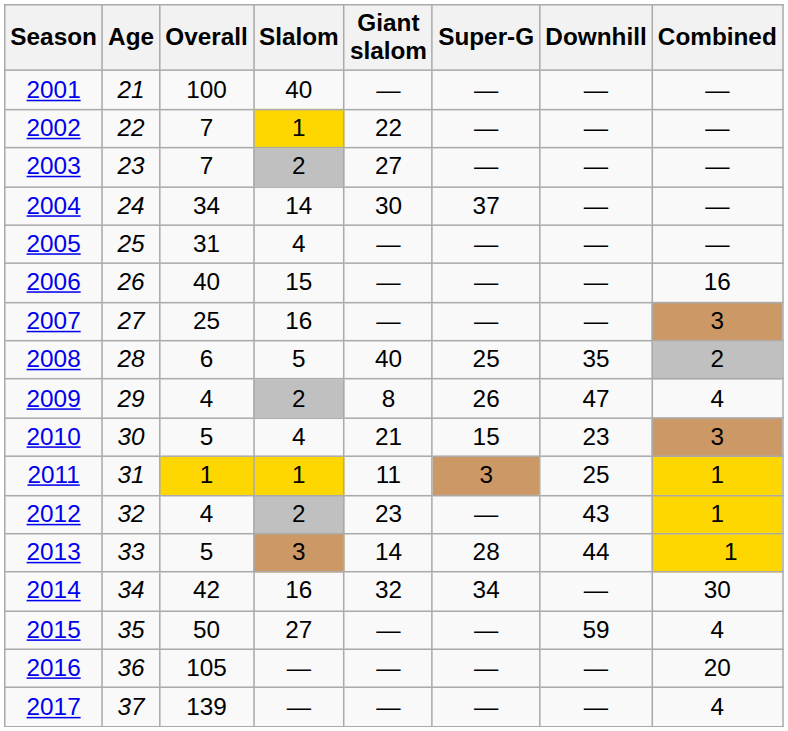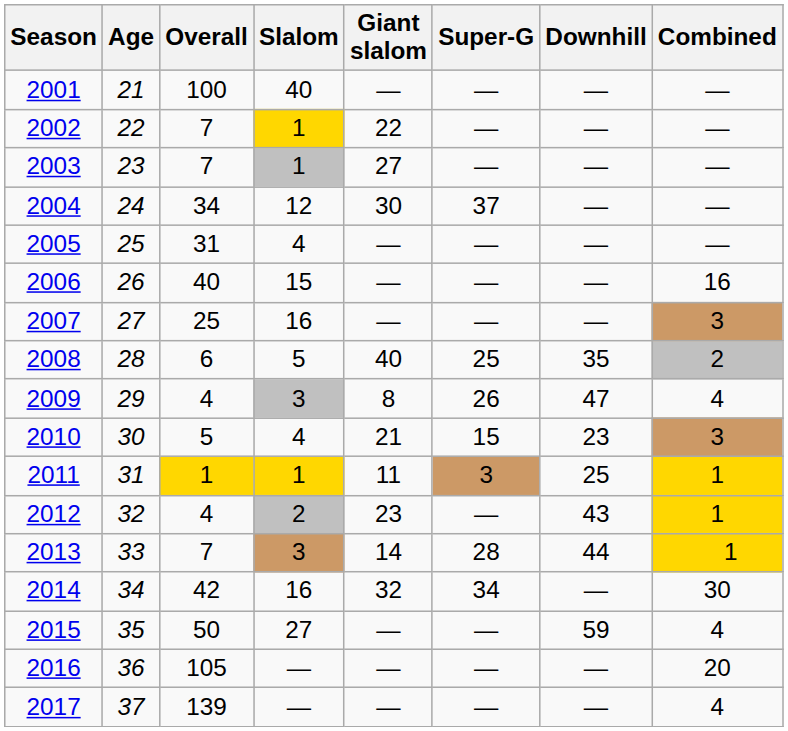(299, 166) 2 -> (299, 166) 1
(299, 205) 14 -> (299, 205) 12
(299, 398) 2 -> (299, 398) 3
(206, 552) 5 -> (206, 552) 7
